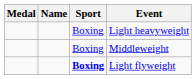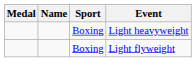- row: (139, 48)
(88, 66) bold -> (88, 48) normal
